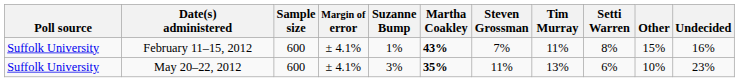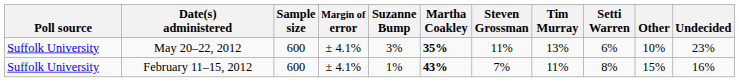rows swapped: (198, 67) <-> (198, 47)
